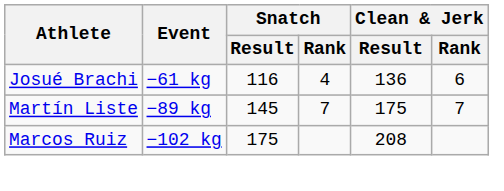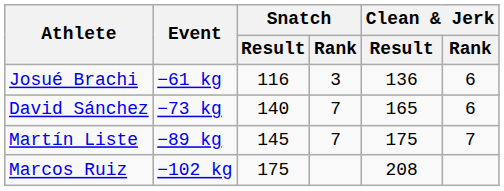(325, 80) 4 -> (336, 80) 3
+ row: (79, 110)
